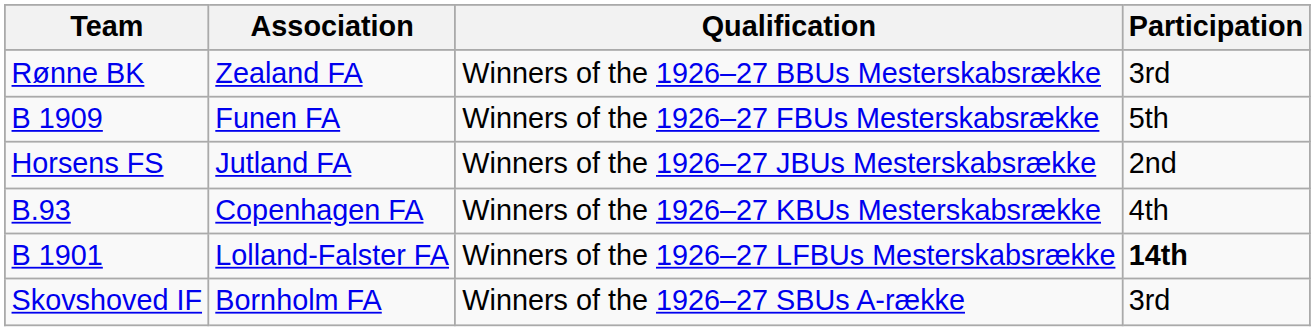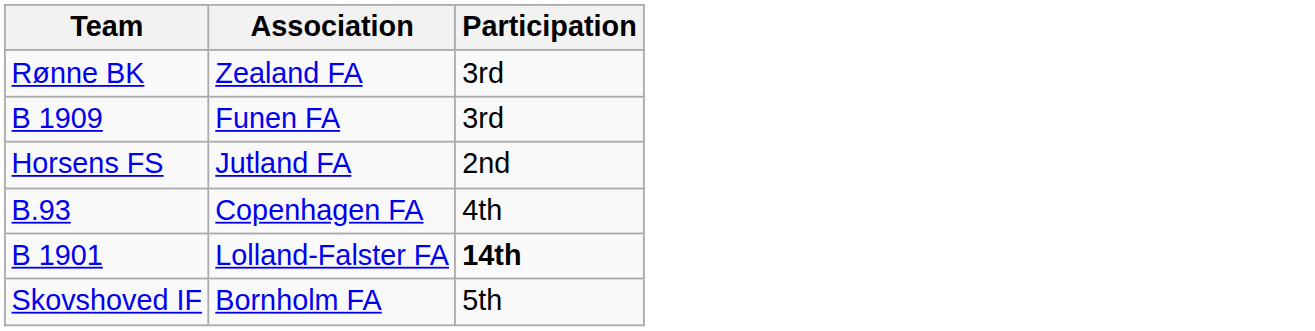- column: (789, 27)
(1149, 118) 5th -> (483, 118) 3rd
(1150, 301) 3rd -> (482, 301) 5th
